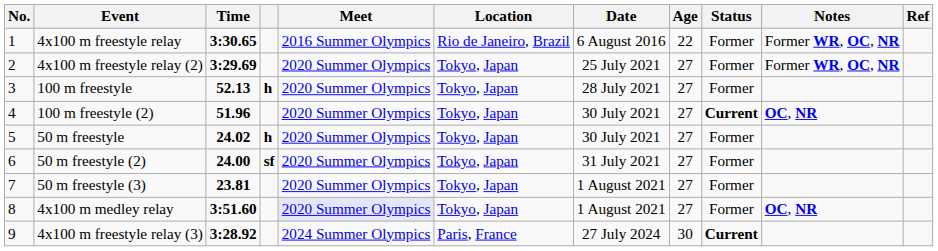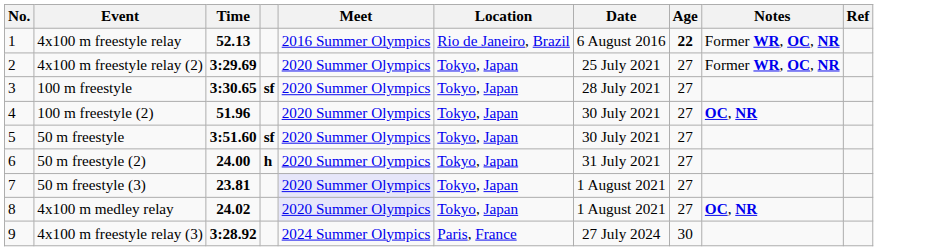- column: (731, 16)
(233, 40) 3:30.65 -> (233, 40) 52.13
(685, 40) normal -> (685, 40) bold
(233, 88) 52.13 -> (233, 88) 3:30.65
(268, 88) h -> (269, 88) sf
(233, 137) 24.02 -> (233, 137) 3:51.60
(268, 137) h -> (269, 137) sf
(269, 161) sf -> (268, 161) h
(356, 185) no background -> (356, 185) lavender background
(233, 209) 3:51.60 -> (233, 209) 24.02
